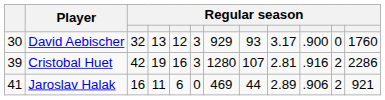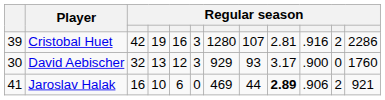rows swapped: (70, 63) <-> (76, 42)
(159, 84) 11 -> (159, 84) 10
(284, 84) normal -> (284, 84) bold
